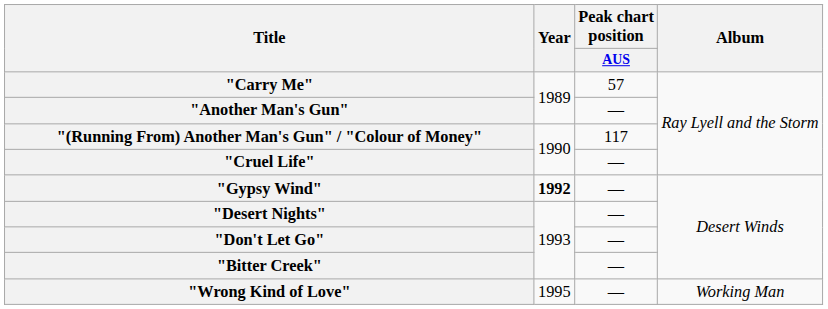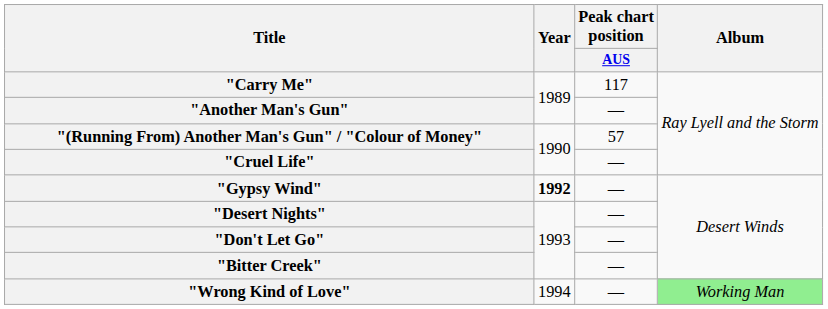(616, 84) 57 -> (616, 84) 117
(616, 136) 117 -> (616, 136) 57
(554, 291) 1995 -> (554, 291) 1994
(740, 291) no background -> (740, 291) lightgreen background
